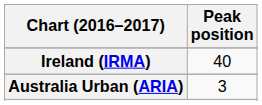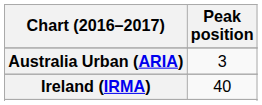rows swapped: (96, 86) <-> (96, 61)
